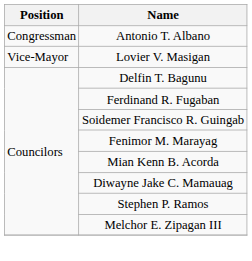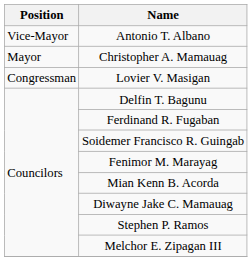(42, 36) Congressman -> (38, 36) Vice-Mayor
+ row: (163, 57)
(38, 57) Vice-Mayor -> (42, 78) Congressman
